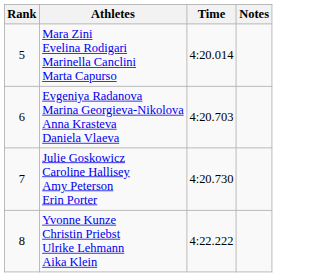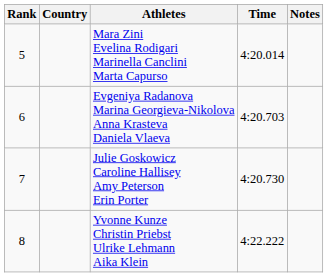+ column: (65, 14)
